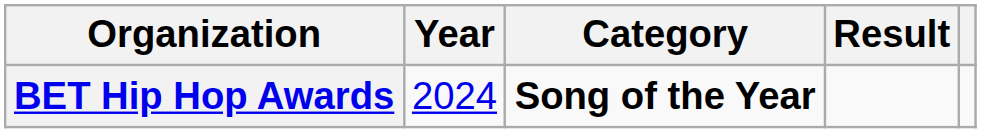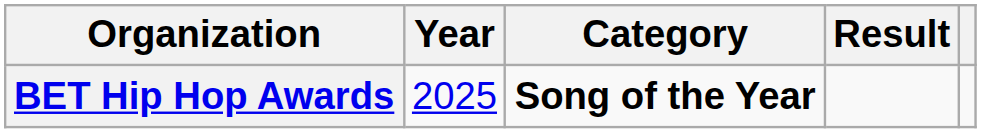(454, 95) 2024 -> (454, 95) 2025
